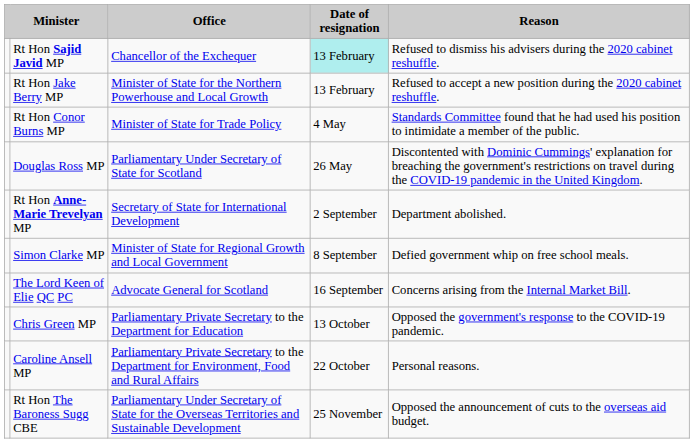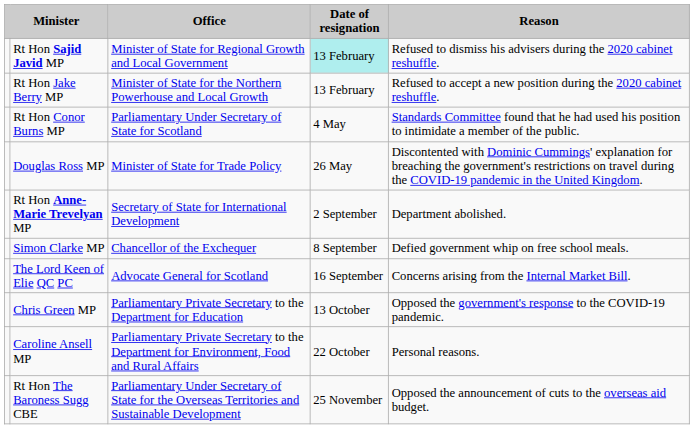(184, 55) Chancellor of the Exchequer -> (208, 55) Minister of State for Regional Growth and Local Government
(196, 124) Minister of State for Trade Policy -> (196, 124) Parliamentary Under Secretary of State for Scotland
(196, 165) Parliamentary Under Secretary of State for Scotland -> (196, 165) Minister of State for Trade Policy
(208, 255) Minister of State for Regional Growth and Local Government -> (184, 248) Chancellor of the Exchequer
